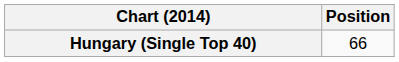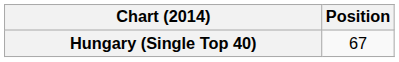(358, 43) 66 -> (358, 43) 67
